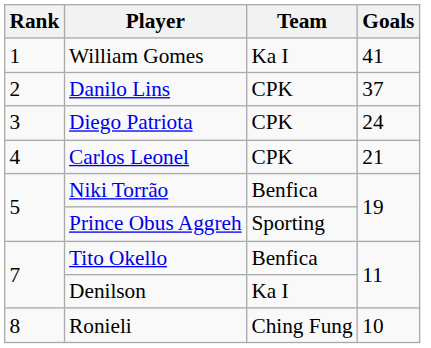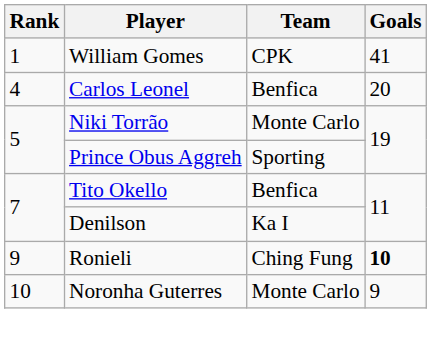(270, 55) Ka I -> (272, 55) CPK
- row: (120, 88)
- row: (131, 122)
(272, 156) CPK -> (285, 88) Benfica
(373, 156) 21 -> (380, 88) 20
(285, 190) Benfica -> (306, 122) Monte Carlo
(15, 325) 8 -> (15, 257) 9
(373, 325) normal -> (380, 257) bold
+ row: (146, 291)
